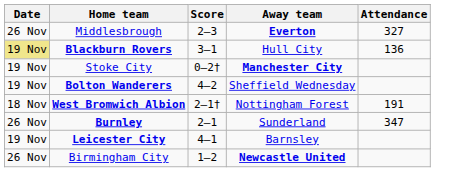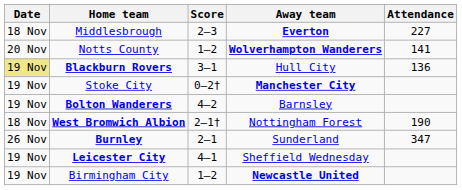(27, 31) 26 Nov -> (27, 31) 18 Nov
(394, 31) 327 -> (421, 31) 227
+ row: (119, 49)
(292, 85) Sheffield Wednesday -> (306, 103) Barnsley
(394, 103) 191 -> (421, 121) 190
(292, 139) Barnsley -> (306, 158) Sheffield Wednesday
(27, 158) 26 Nov -> (27, 176) 19 Nov
